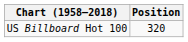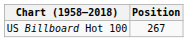(156, 29) 320 -> (156, 29) 267
